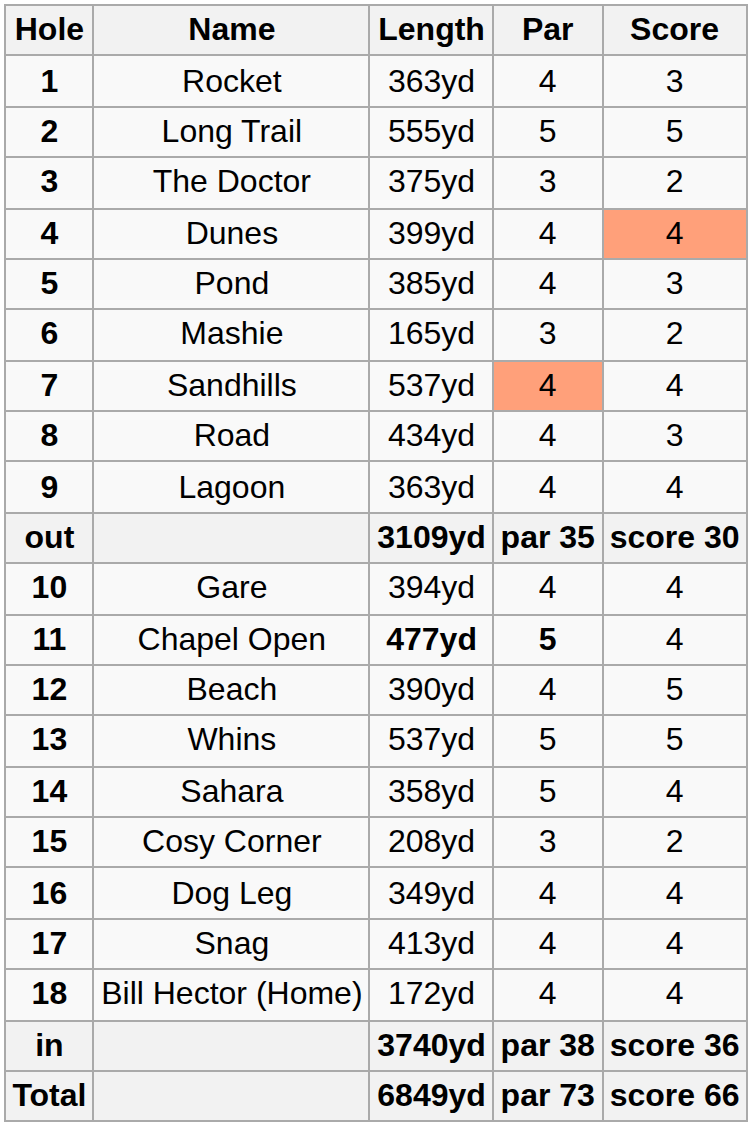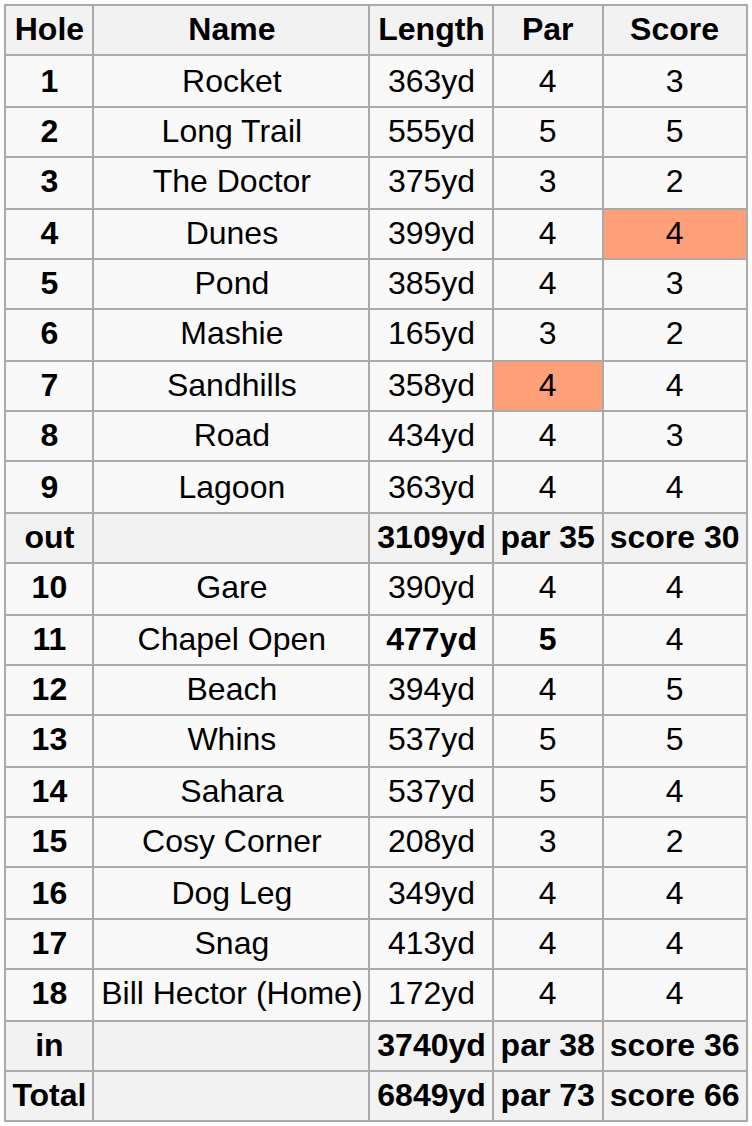(432, 385) 537yd -> (432, 385) 358yd
(432, 588) 394yd -> (432, 588) 390yd
(432, 689) 390yd -> (432, 689) 394yd
(432, 791) 358yd -> (432, 791) 537yd
